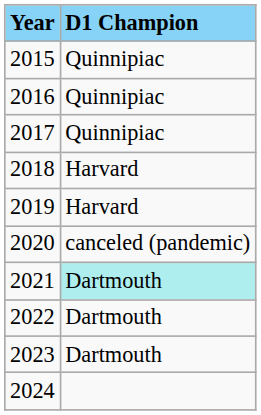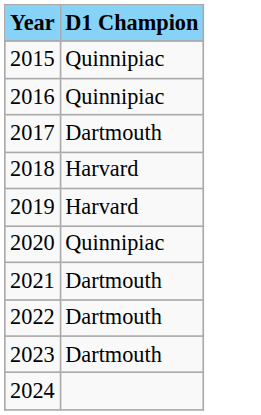(115, 132) Quinnipiac -> (114, 132) Dartmouth
(158, 243) canceled (pandemic) -> (115, 243) Quinnipiac
(114, 280) paleturquoise background -> (114, 280) no background
